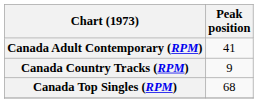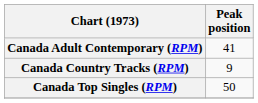(229, 87) 68 -> (229, 87) 50
